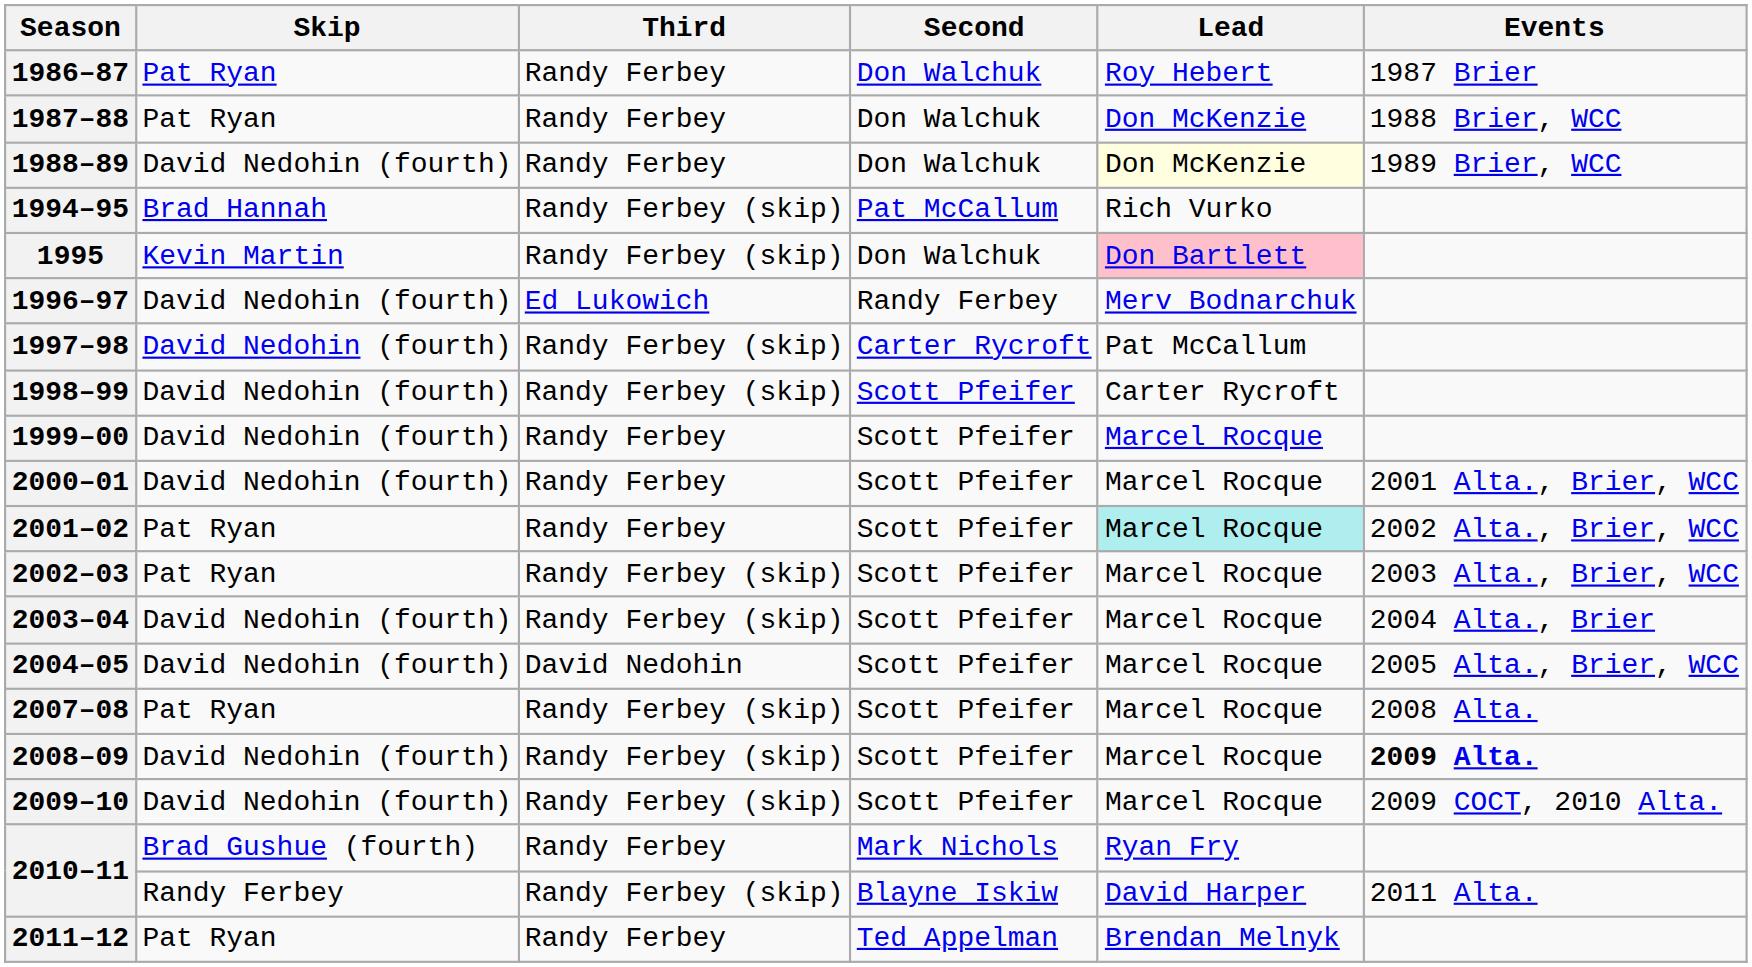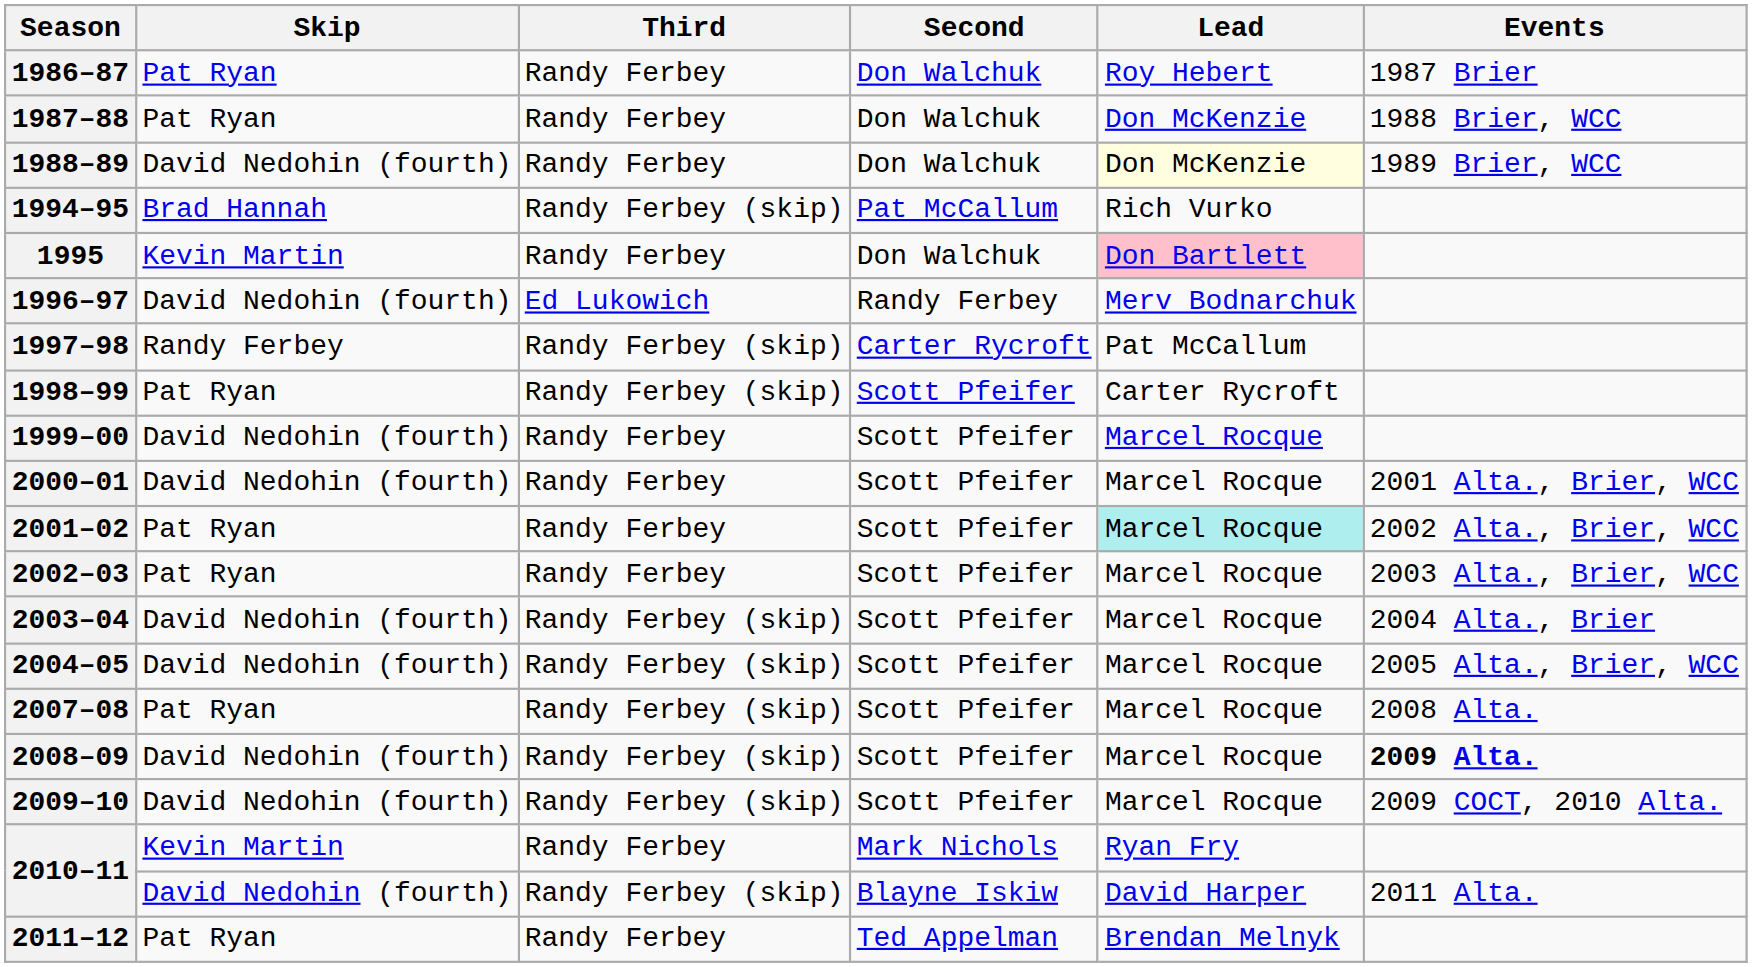(684, 256) Randy Ferbey (skip) -> (625, 256) Randy Ferbey
(327, 347) David Nedohin (fourth) -> (243, 347) Randy Ferbey
(327, 392) David Nedohin (fourth) -> (210, 392) Pat Ryan
(684, 574) Randy Ferbey (skip) -> (625, 574) Randy Ferbey
(634, 666) David Nedohin -> (684, 666) Randy Ferbey (skip)
(310, 848) Brad Gushue (fourth) -> (243, 848) Kevin Martin
(243, 893) Randy Ferbey -> (327, 893) David Nedohin (fourth)
